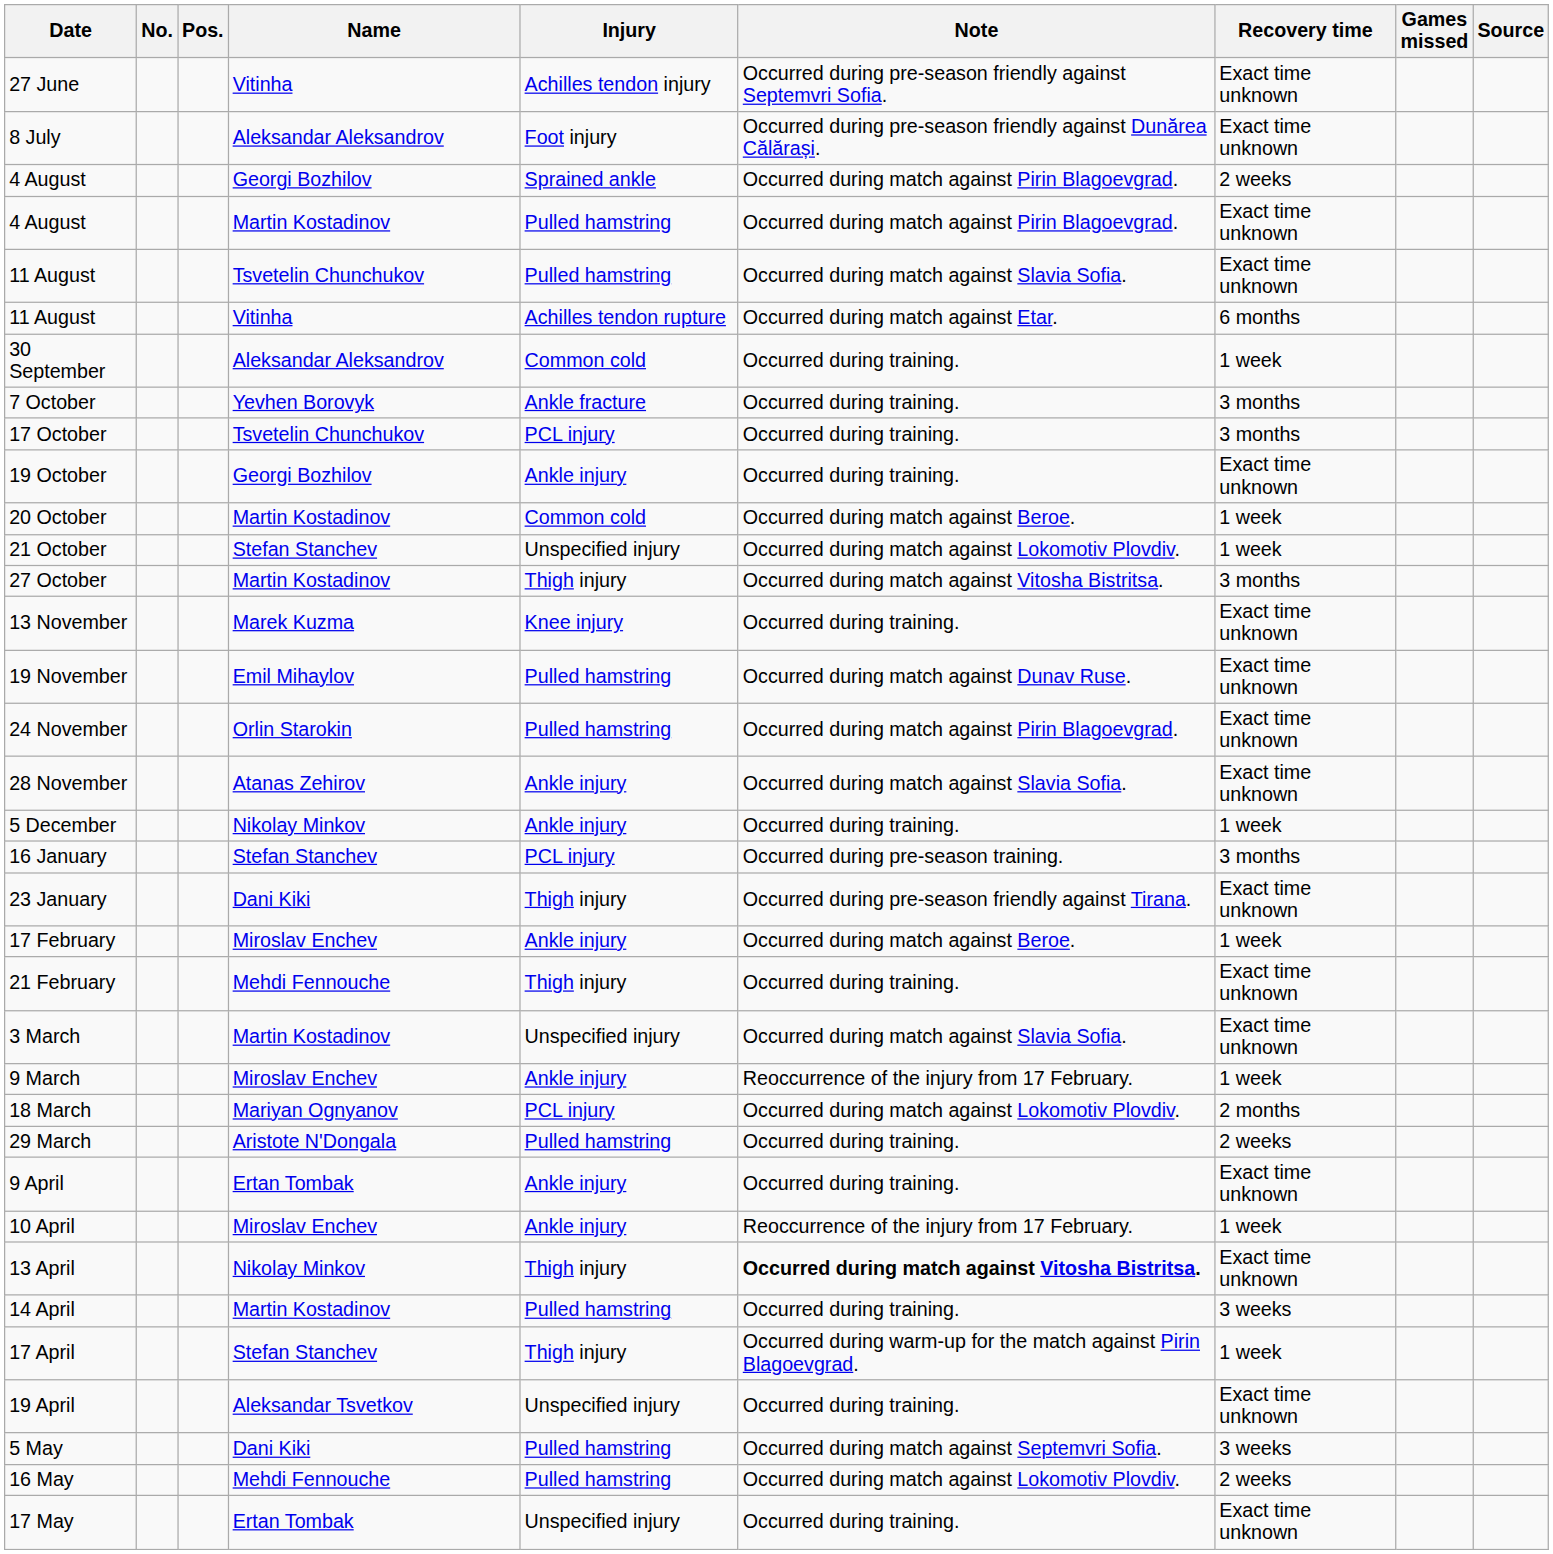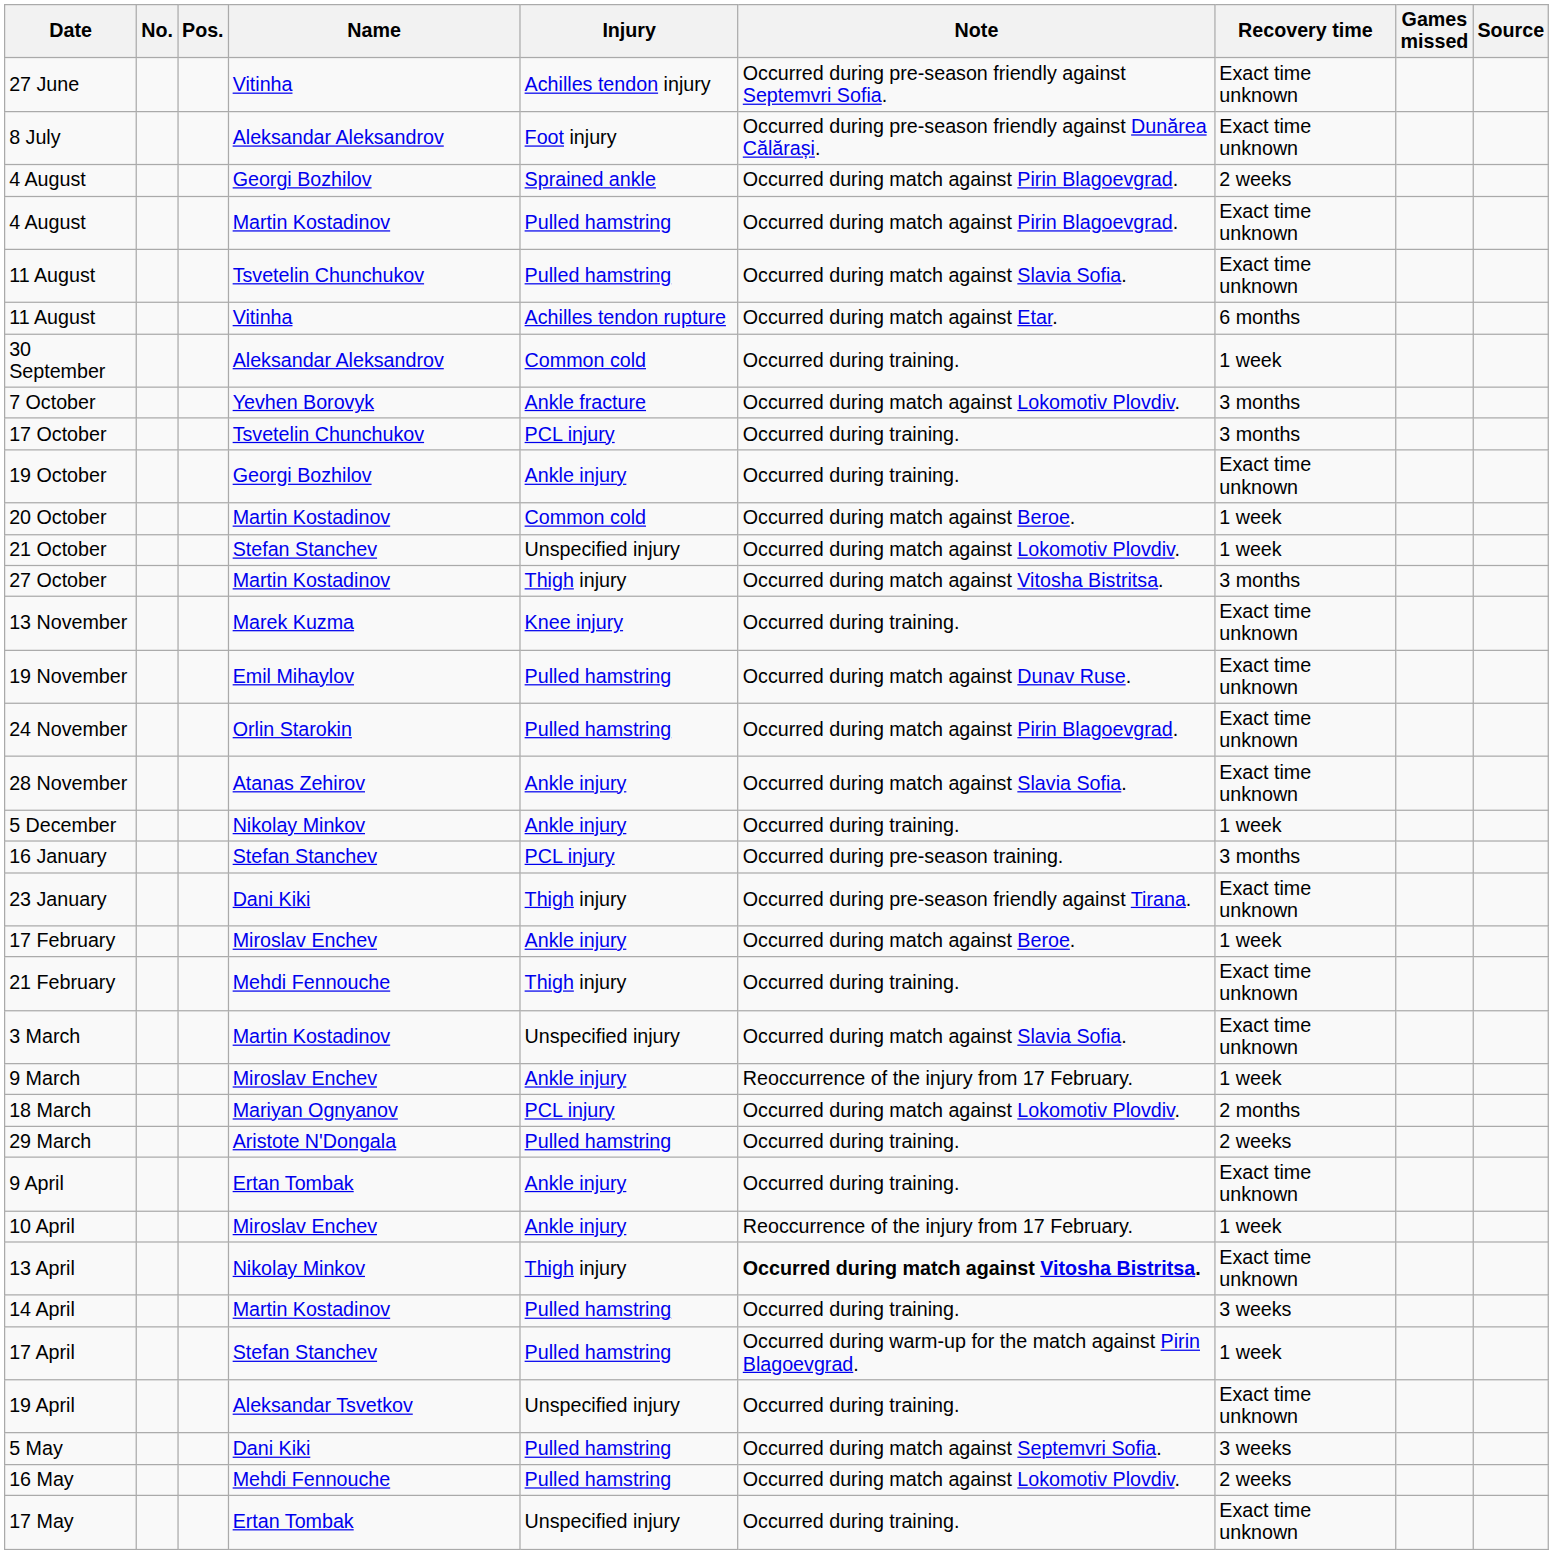(851, 402) Occurred during training. -> (961, 402) Occurred during match against Lokomotiv Plovdiv.
(575, 1352) Thigh injury -> (598, 1352) Pulled hamstring
